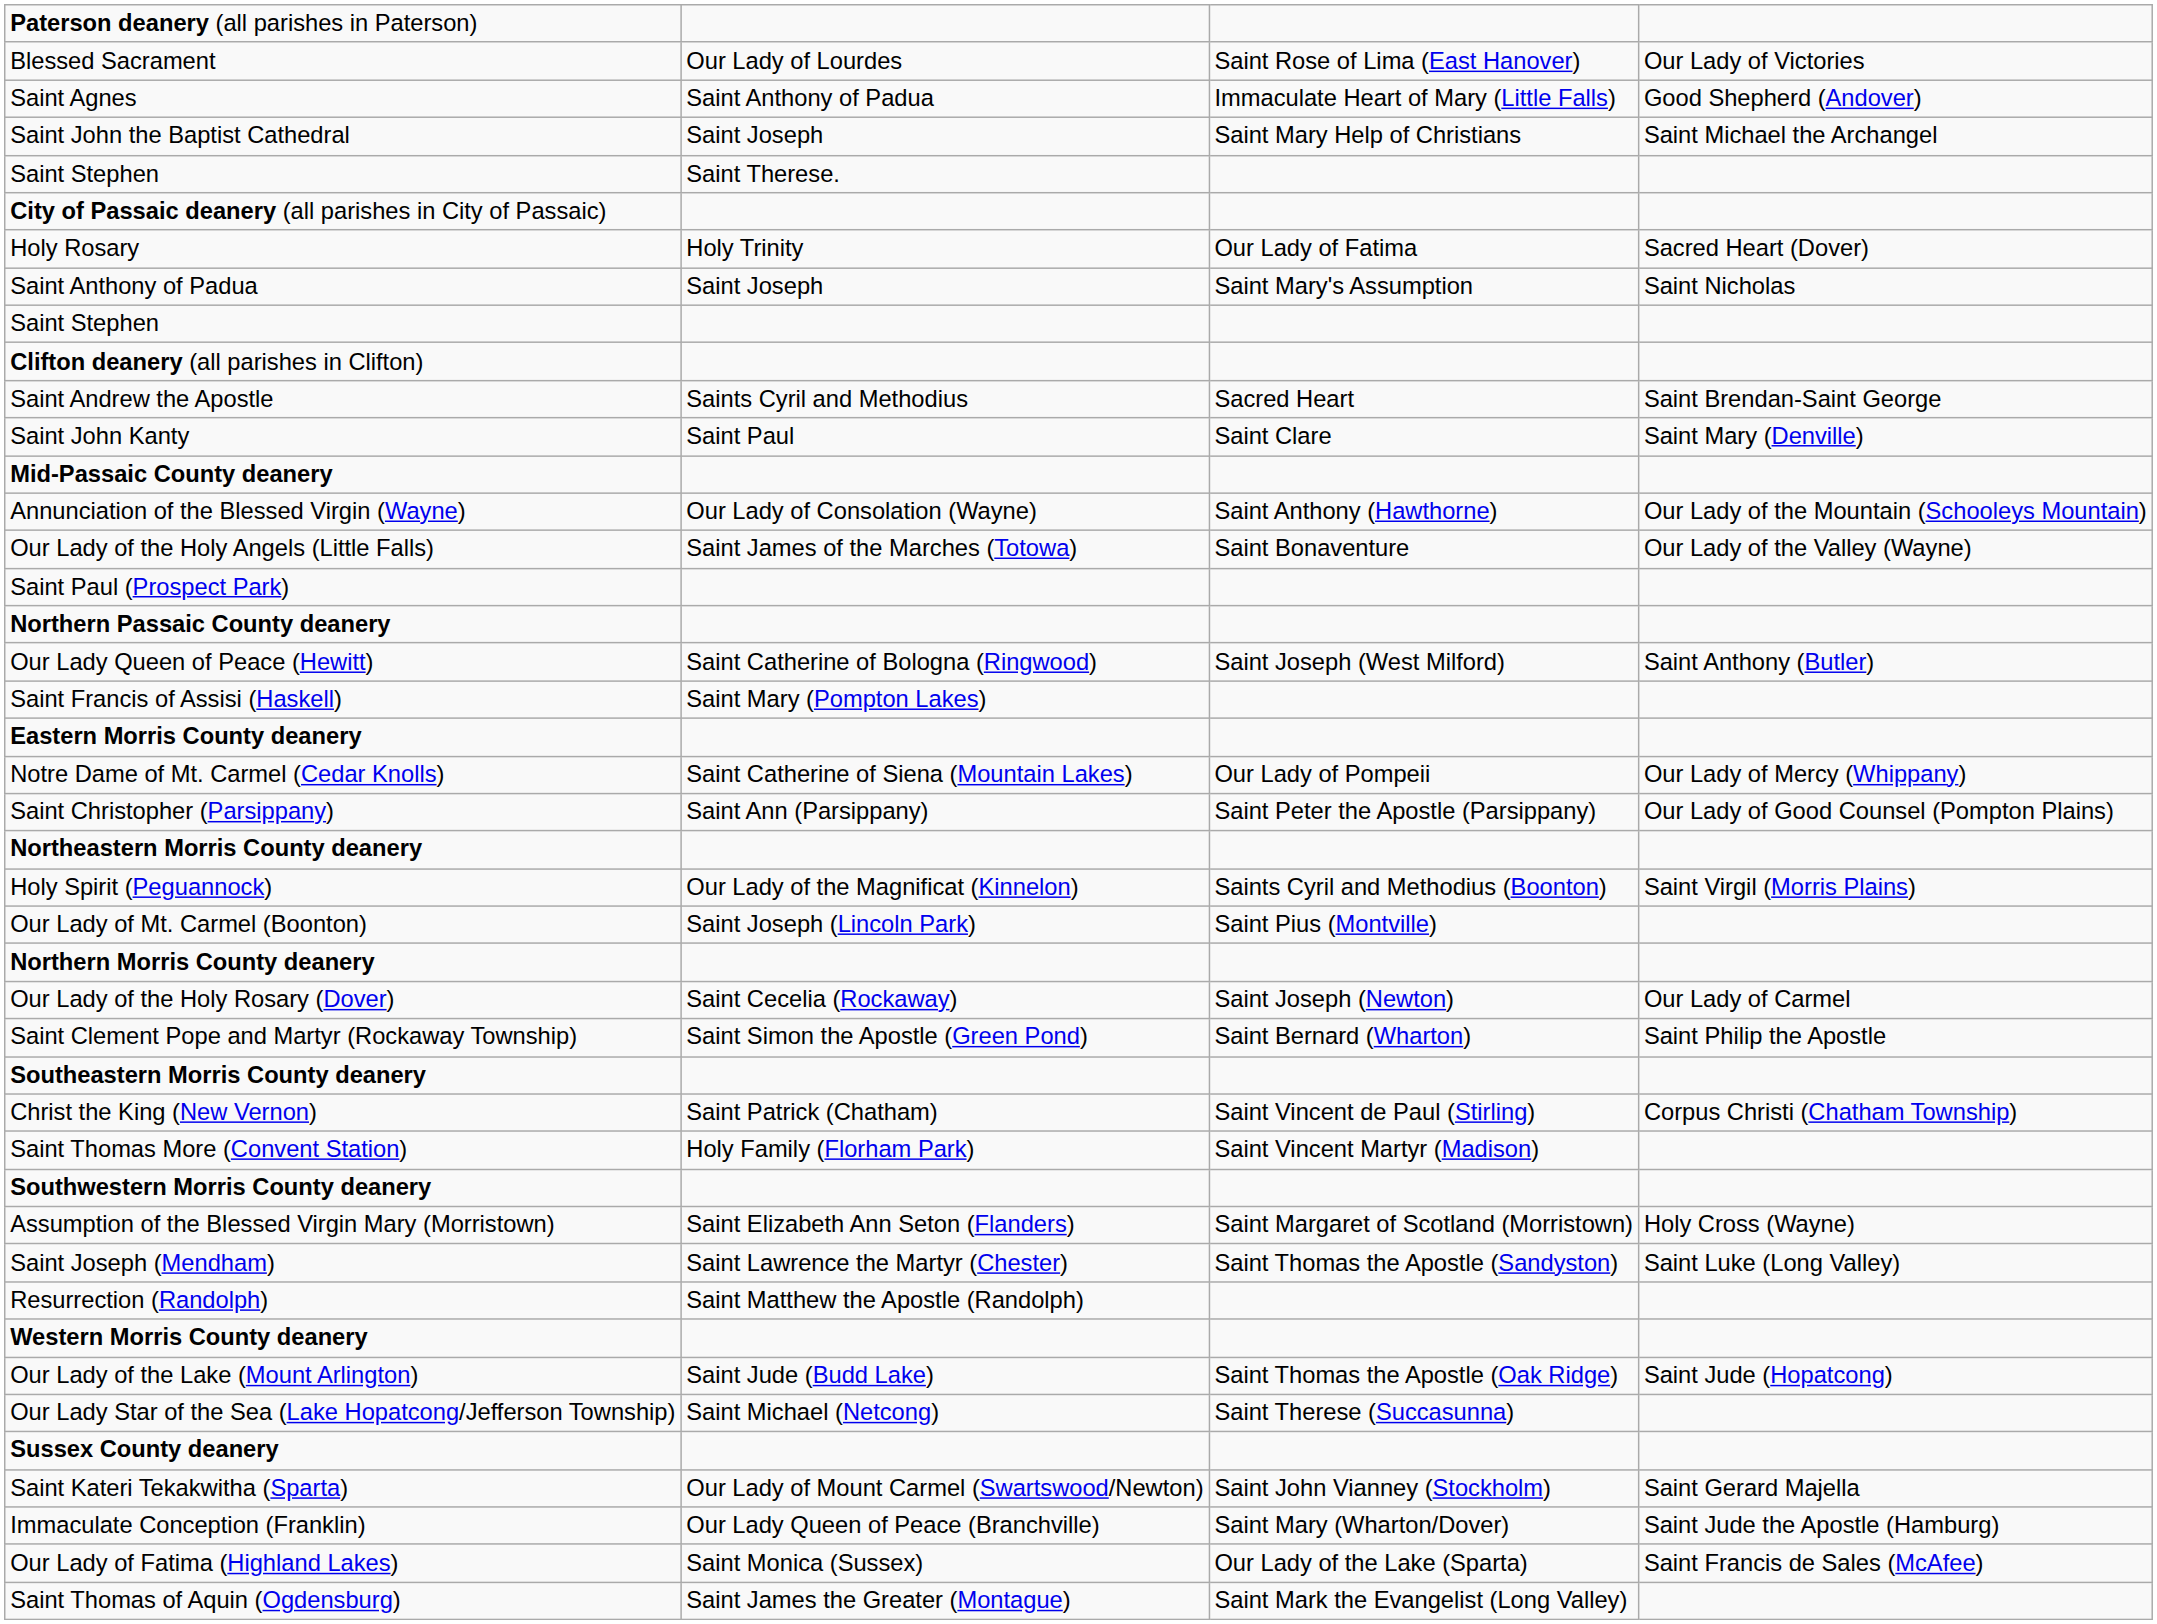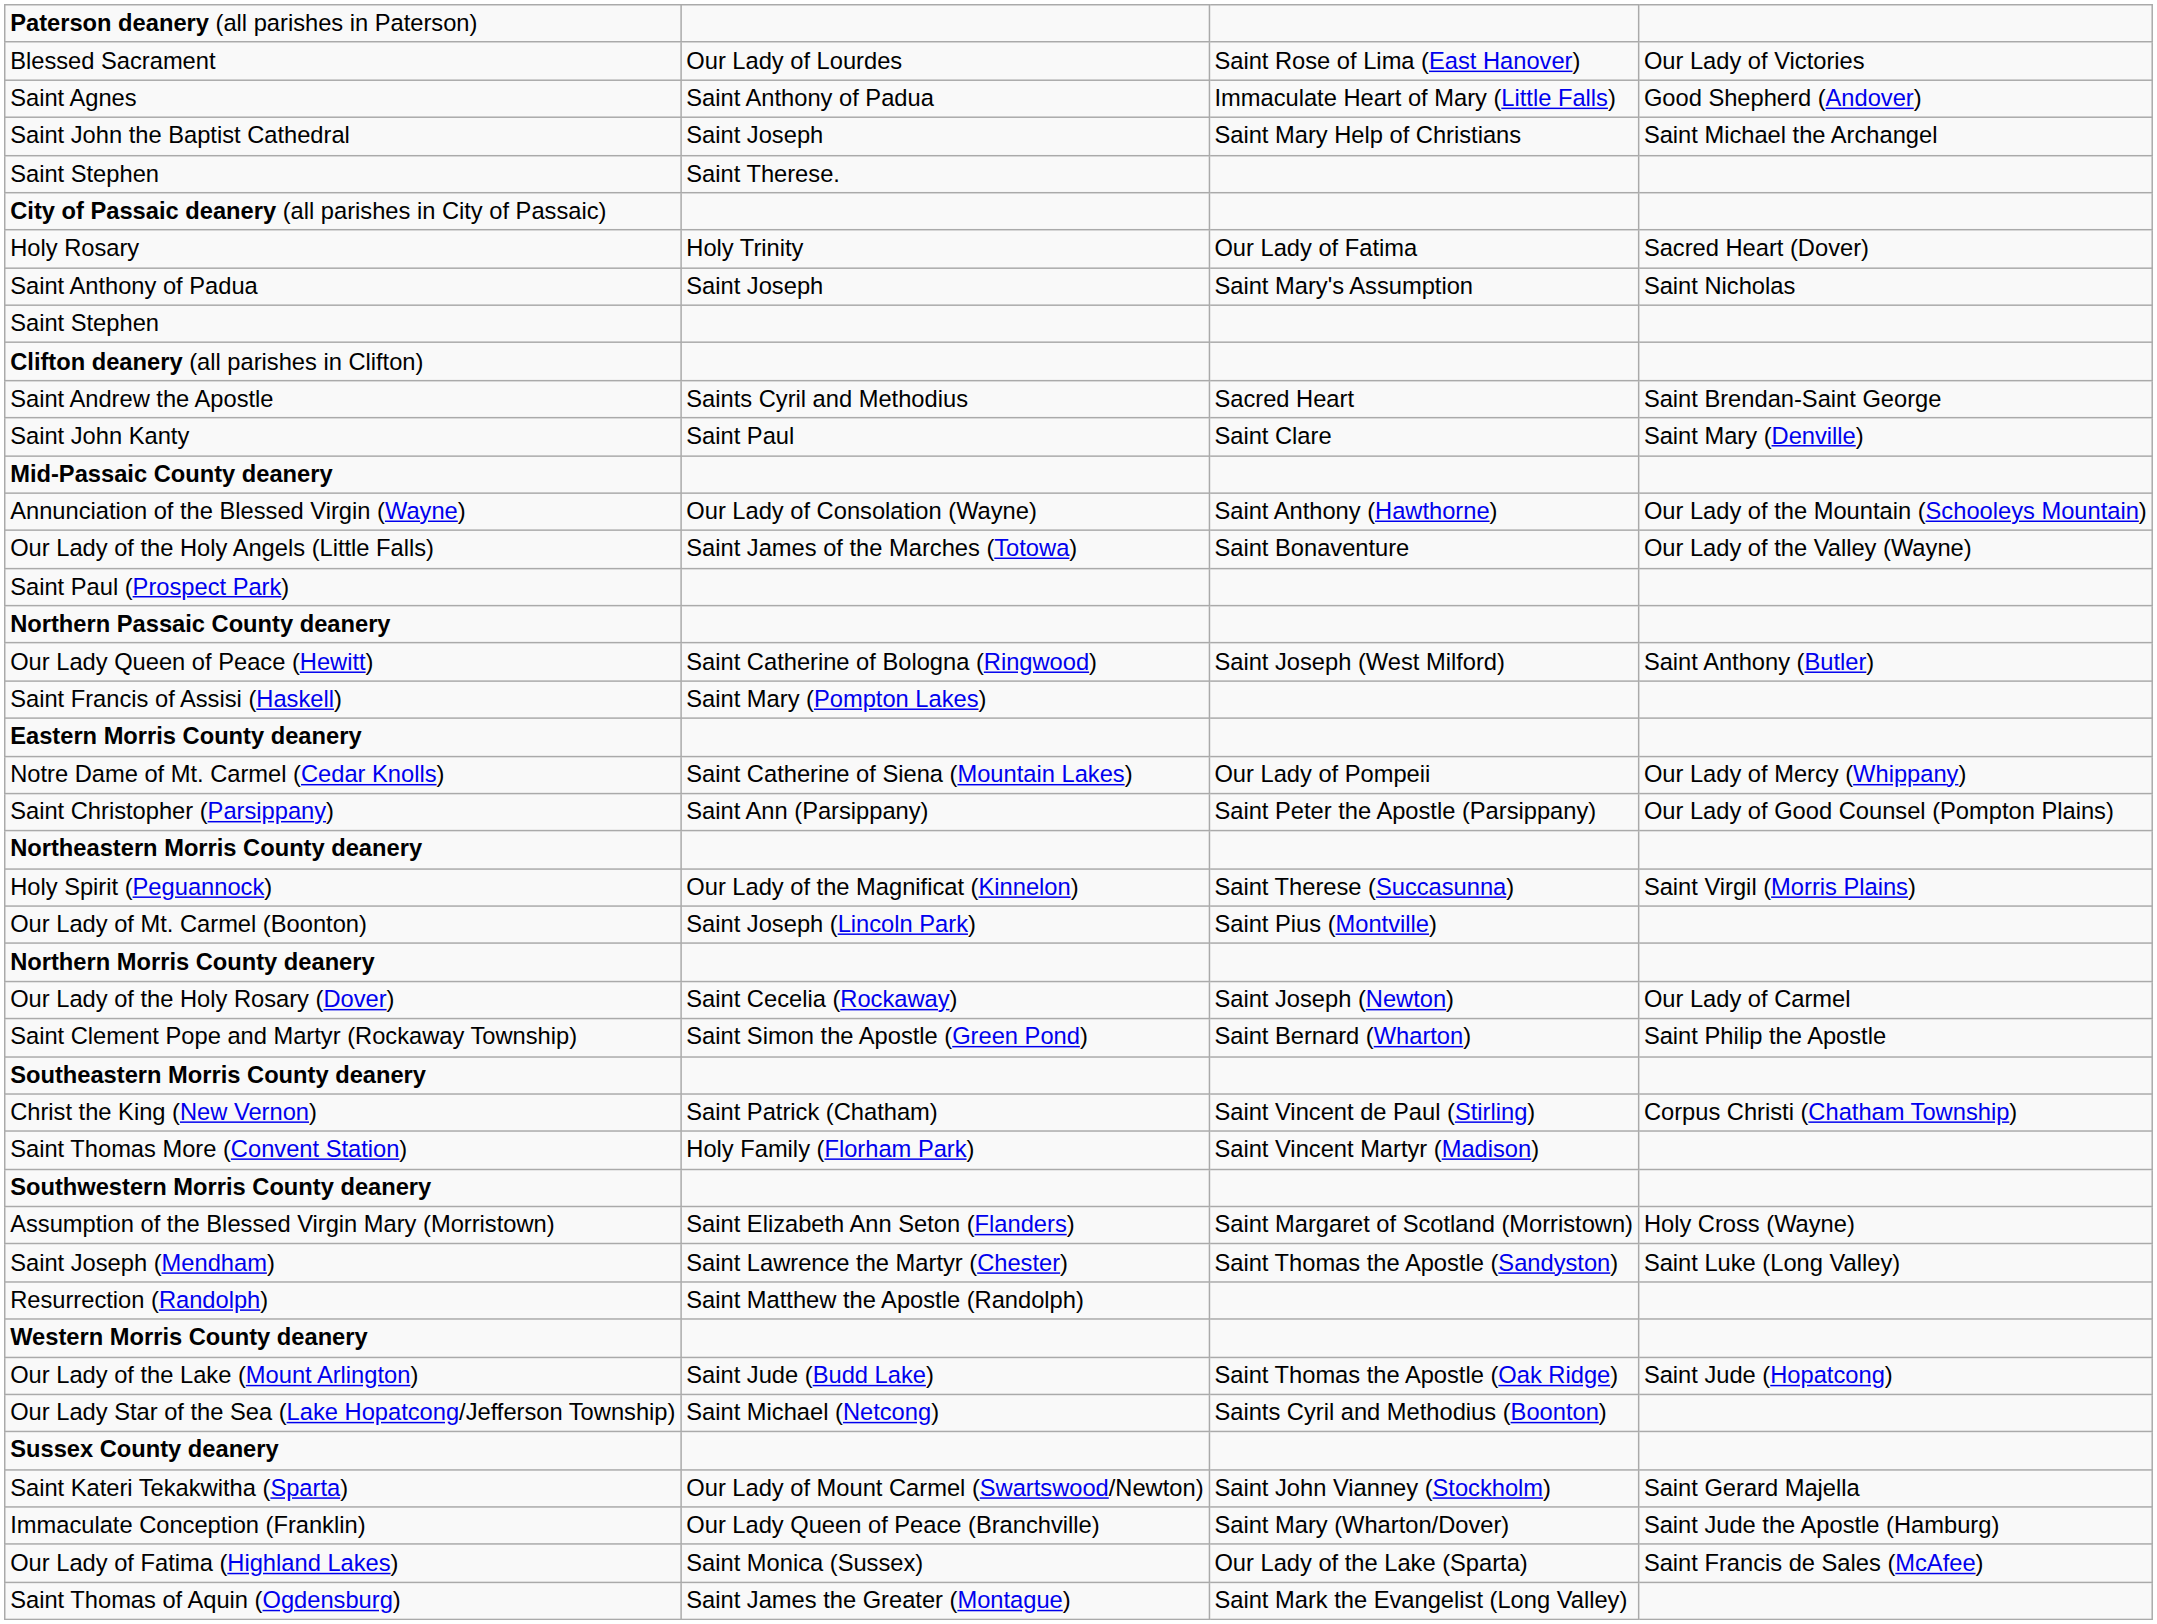(1411, 887) Saints Cyril and Methodius (Boonton) -> (1364, 887) Saint Therese (Succasunna)
(1364, 1412) Saint Therese (Succasunna) -> (1411, 1412) Saints Cyril and Methodius (Boonton)
